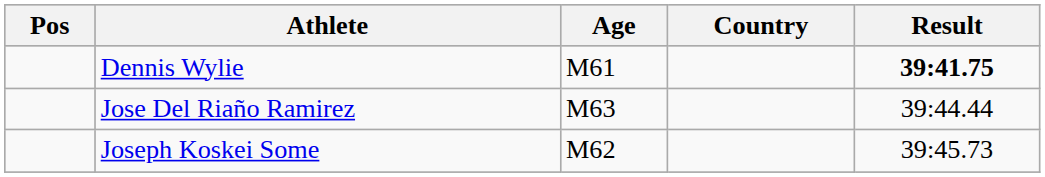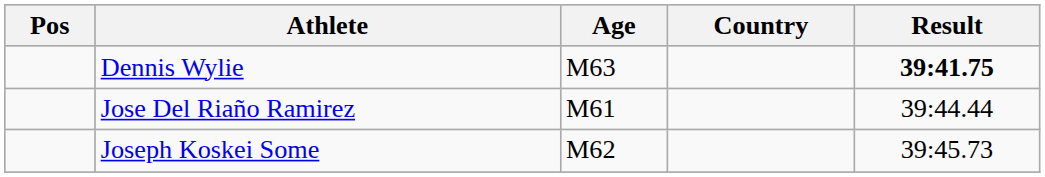(591, 66) M61 -> (591, 66) M63
(591, 108) M63 -> (591, 108) M61
